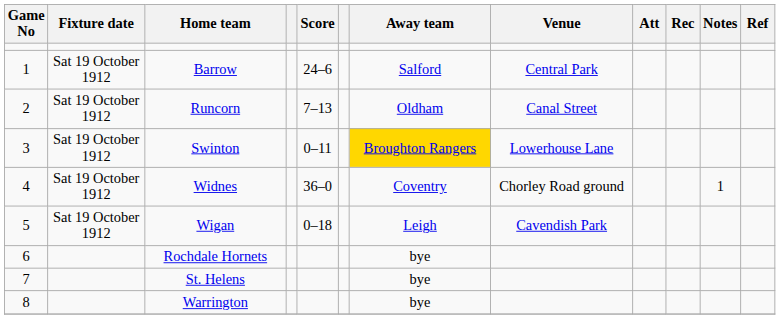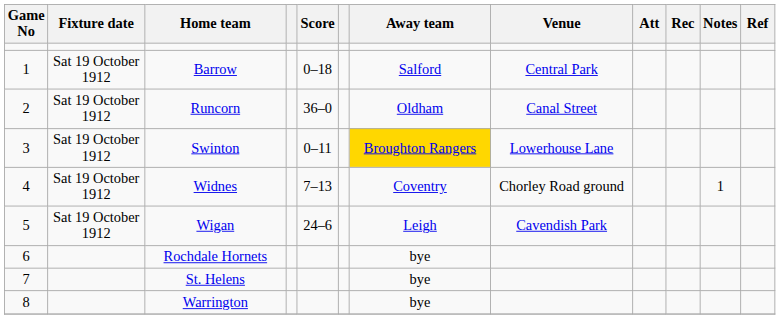(318, 69) 24–6 -> (318, 69) 0–18
(318, 108) 7–13 -> (318, 108) 36–0
(318, 186) 36–0 -> (318, 186) 7–13
(318, 225) 0–18 -> (318, 225) 24–6
